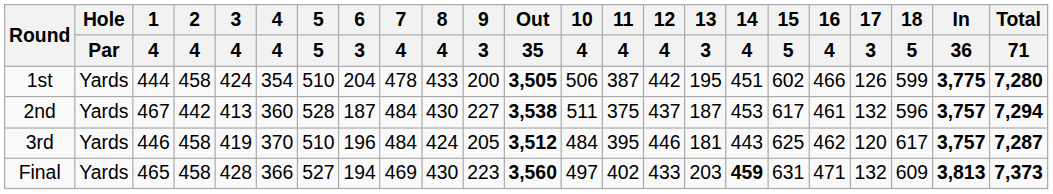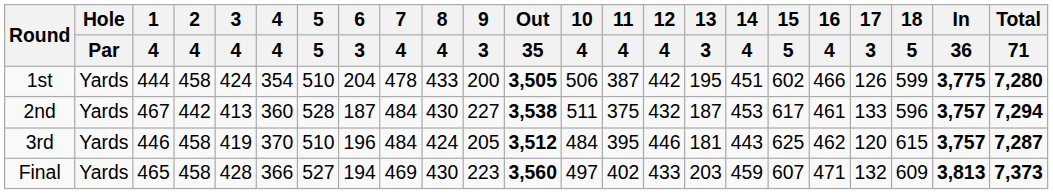(664, 111) 437 -> (664, 111) 432
(871, 111) 132 -> (871, 111) 133
(912, 142) 617 -> (912, 142) 615
(747, 173) bold -> (747, 173) normal
(788, 173) 631 -> (788, 173) 607
